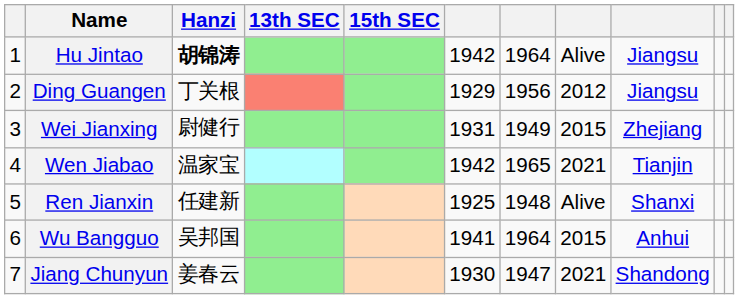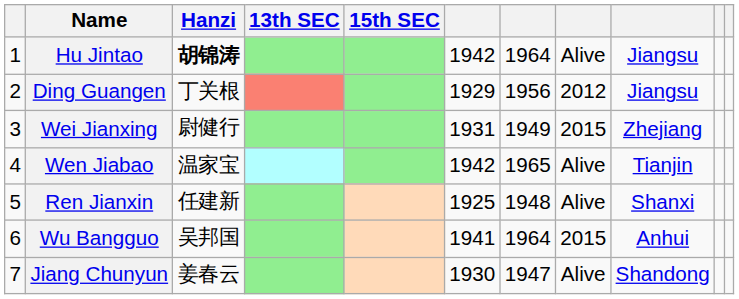(583, 165) 2021 -> (583, 165) Alive
(583, 275) 2021 -> (583, 275) Alive
